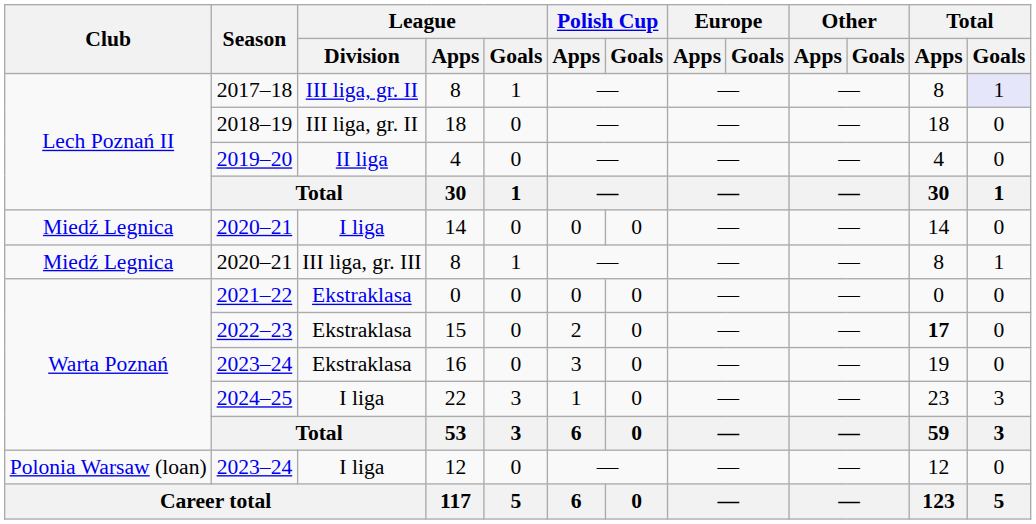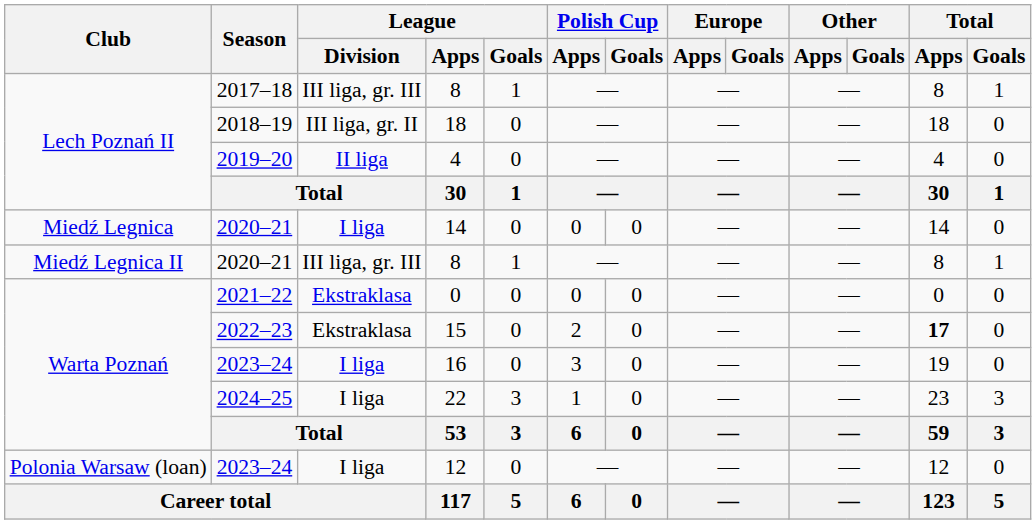(362, 90) III liga, gr. II -> (362, 90) III liga, gr. III
(999, 90) lavender background -> (999, 90) no background
(108, 261) Miedź Legnica -> (108, 261) Miedź Legnica II
(362, 364) Ekstraklasa -> (362, 364) I liga
